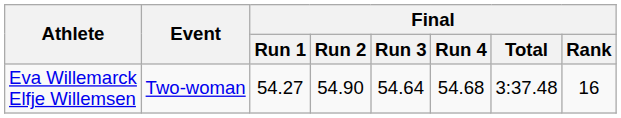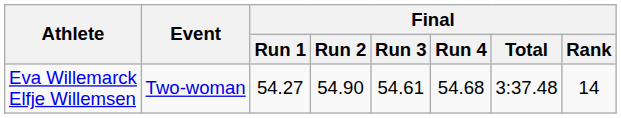(401, 89) 54.64 -> (401, 89) 54.61
(589, 89) 16 -> (589, 89) 14
